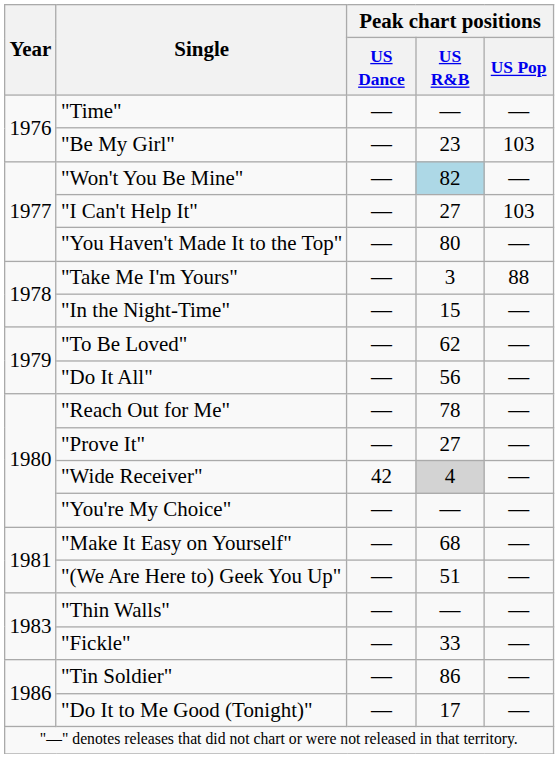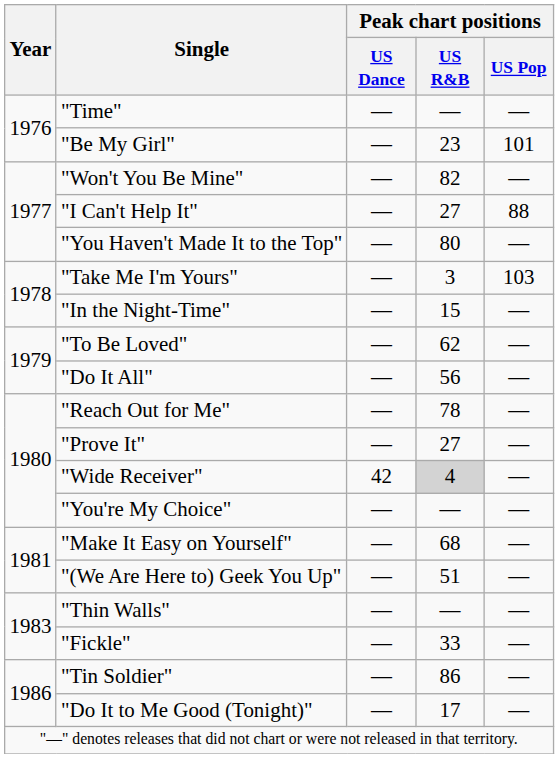(519, 144) 103 -> (519, 144) 101
(450, 177) lightblue background -> (450, 177) no background
(519, 210) 103 -> (519, 210) 88
(519, 277) 88 -> (519, 277) 103
